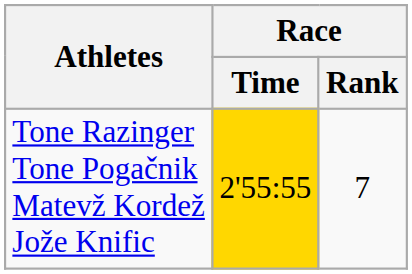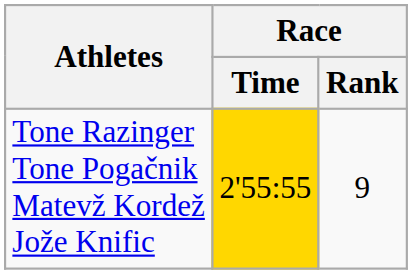(362, 188) 7 -> (362, 188) 9
